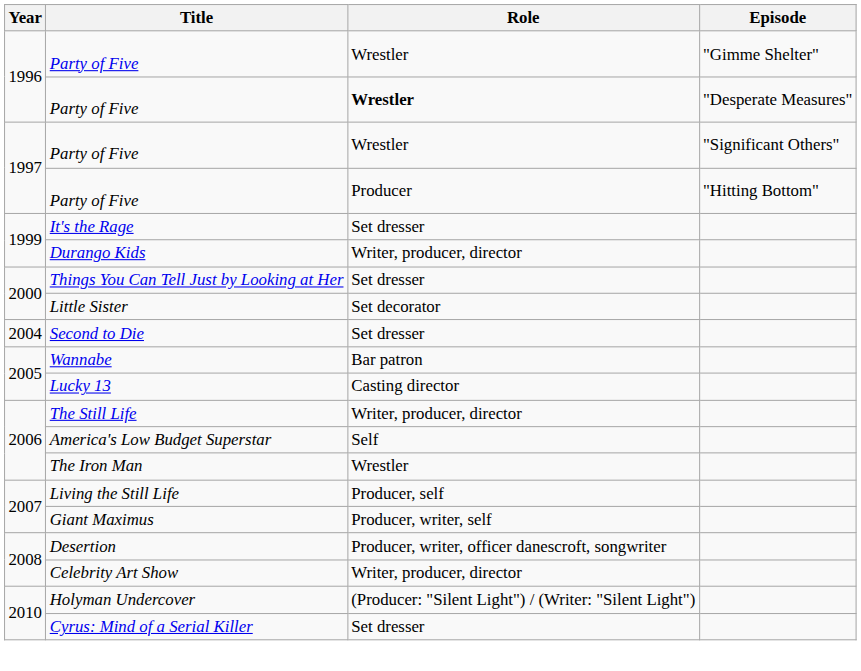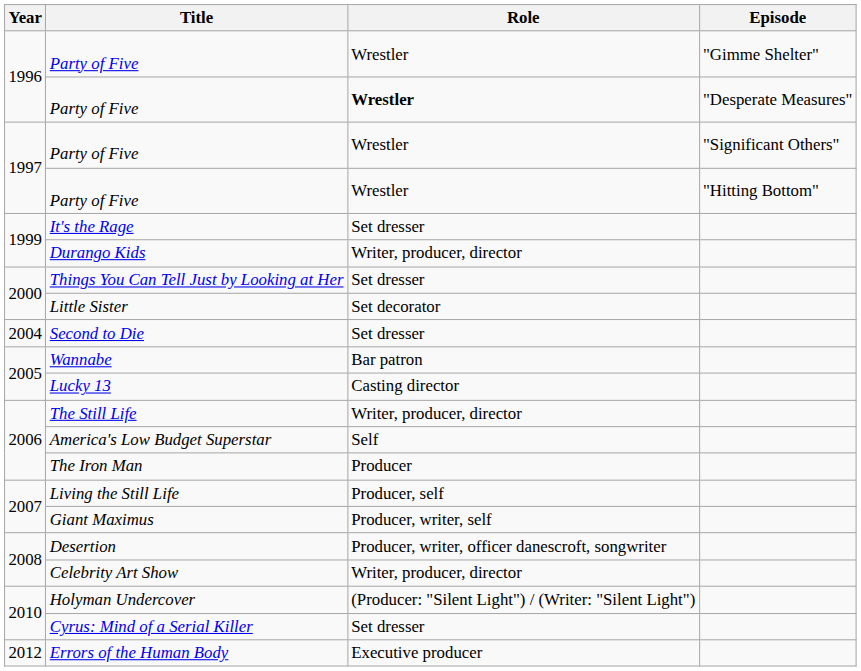(382, 190) Producer -> (380, 190) Wrestler
(380, 466) Wrestler -> (382, 466) Producer
+ row: (139, 652)
